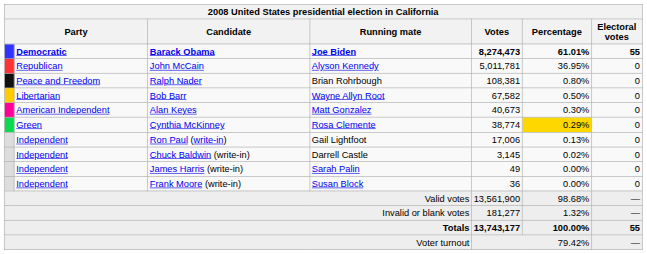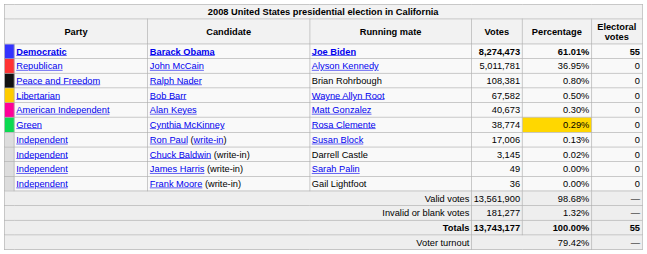(339, 140) Gail Lightfoot -> (338, 140) Susan Block
(338, 184) Susan Block -> (339, 184) Gail Lightfoot
